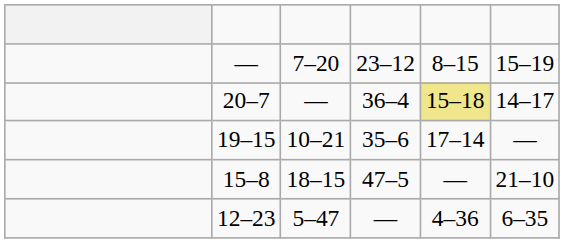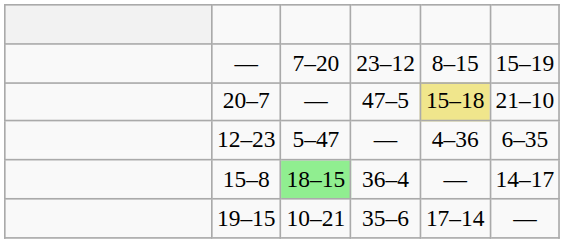(386, 101) 36–4 -> (386, 101) 47–5
(525, 101) 14–17 -> (525, 101) 21–10
rows swapped: (246, 217) <-> (246, 140)
(316, 179) no background -> (316, 179) lightgreen background
(386, 179) 47–5 -> (386, 179) 36–4
(525, 179) 21–10 -> (525, 179) 14–17
